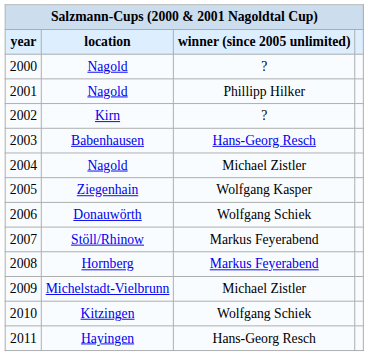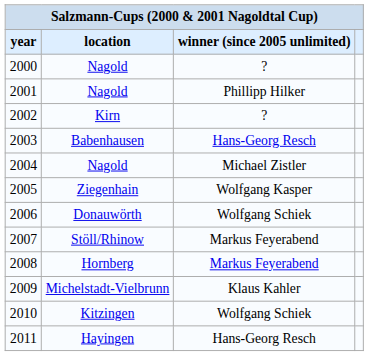(264, 289) Michael Zistler -> (264, 289) Klaus Kahler
